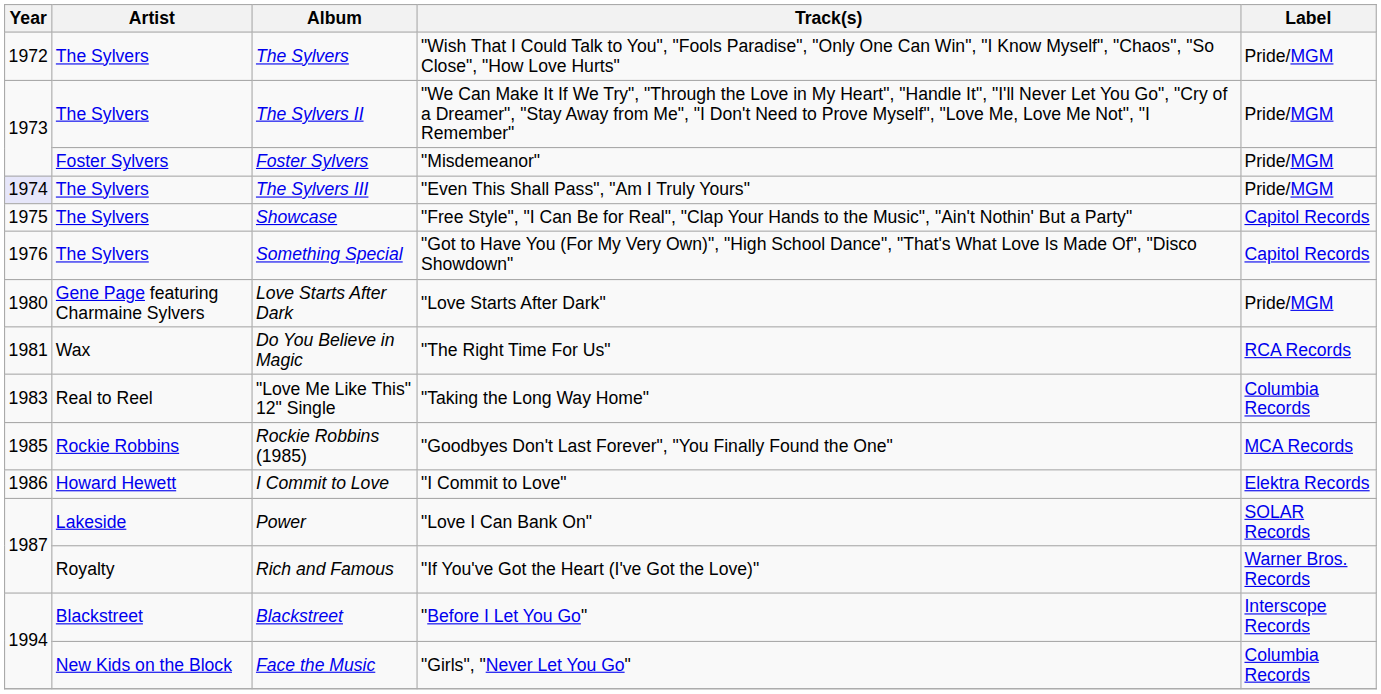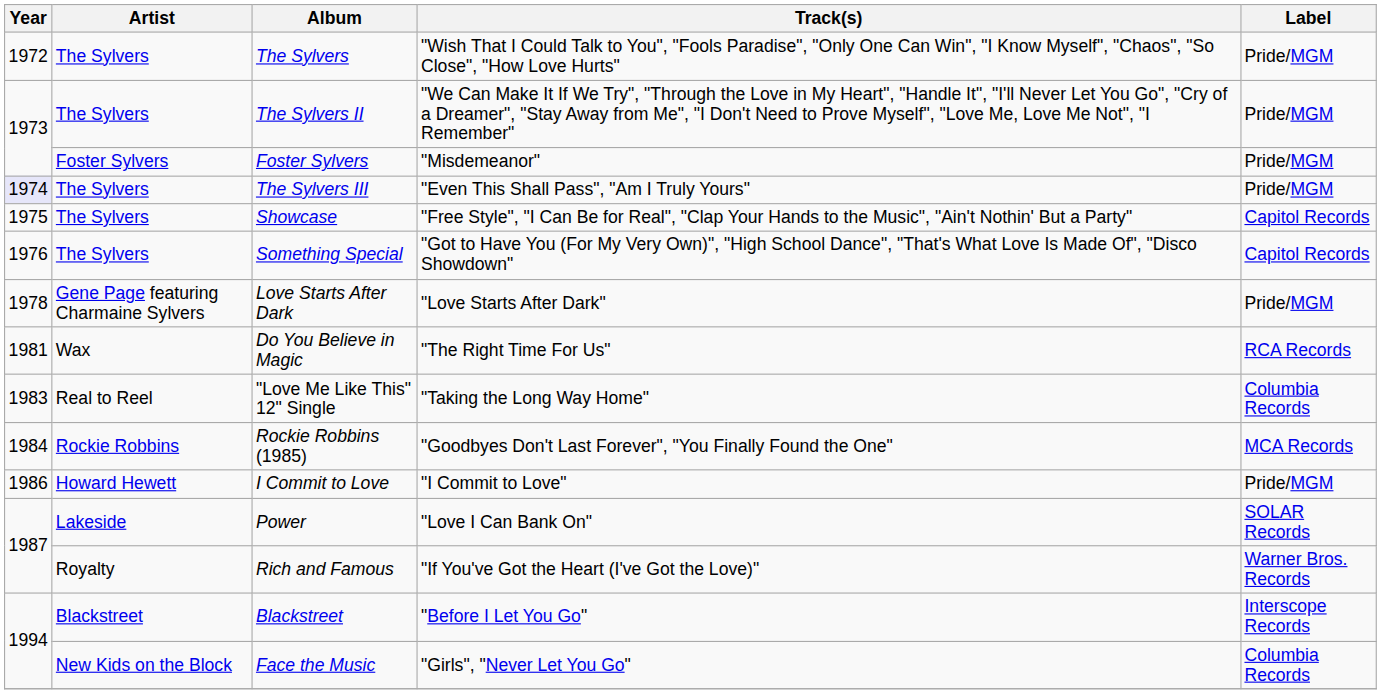(28, 302) 1980 -> (28, 302) 1978
(28, 446) 1985 -> (28, 446) 1984
(1307, 483) Elektra Records -> (1289, 483) Pride/MGM
